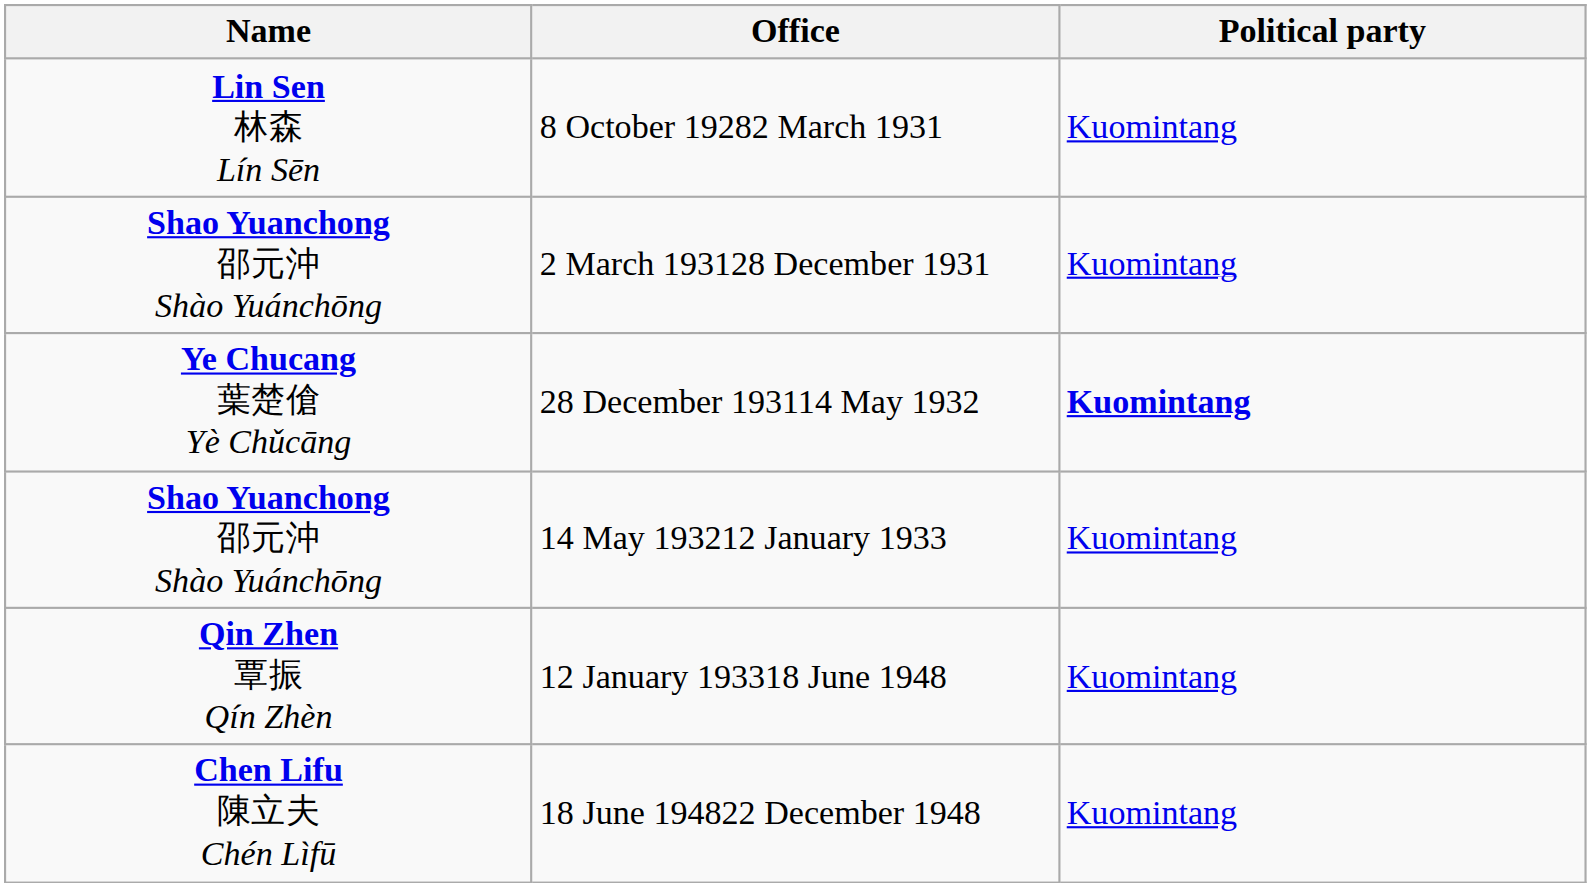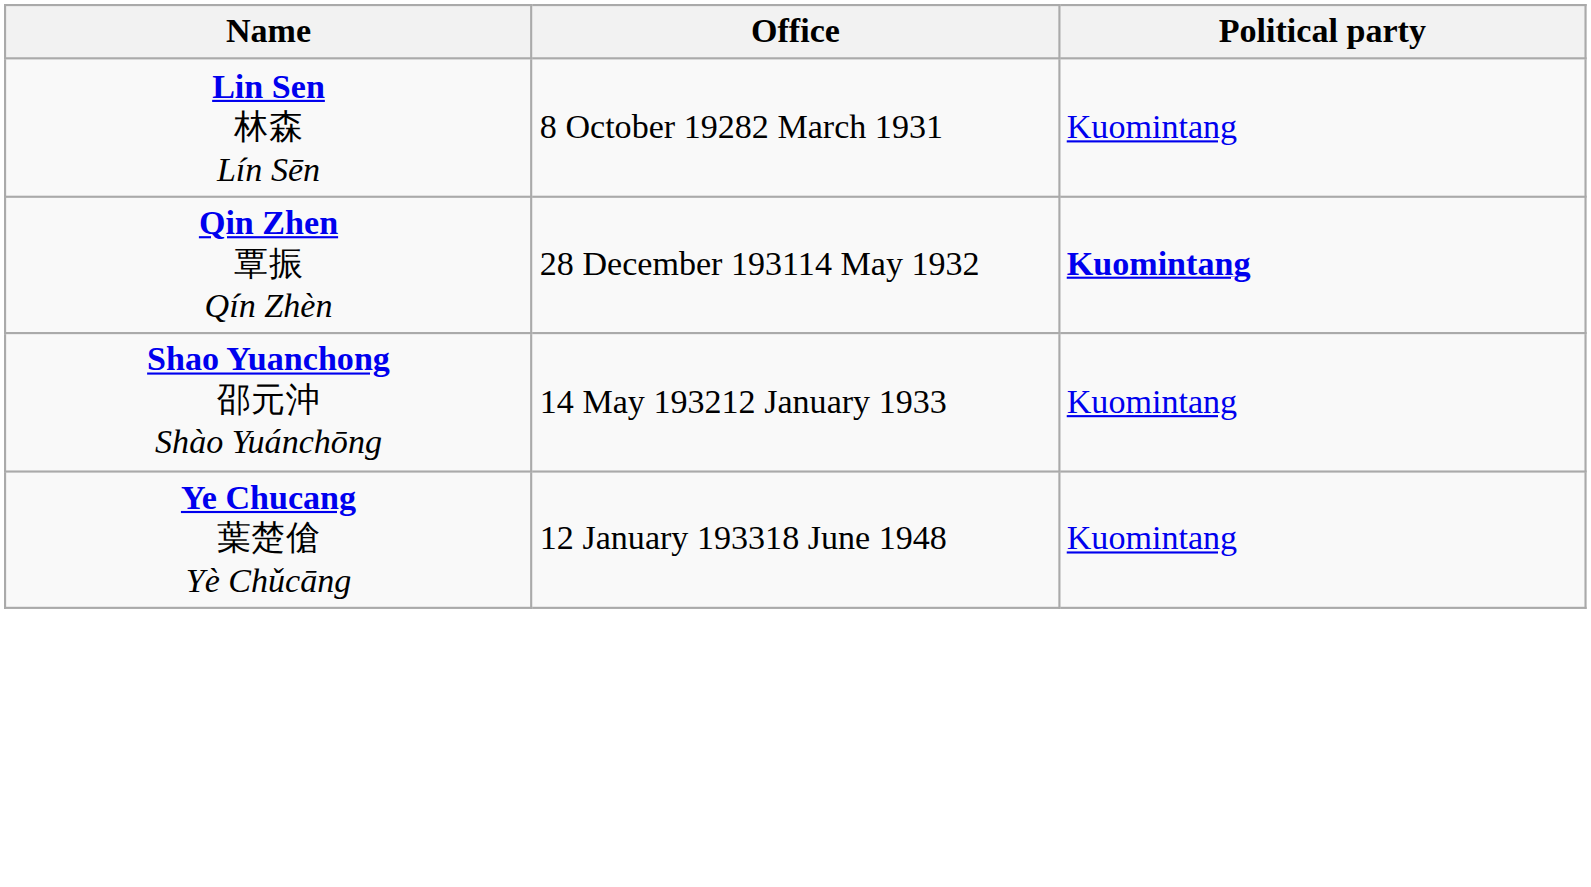- row: (765, 264)
(269, 401) Ye Chucang 葉楚傖 Yè Chǔcāng -> (269, 264) Qin Zhen 覃振 Qín Zhèn
(269, 675) Qin Zhen 覃振 Qín Zhèn -> (269, 538) Ye Chucang 葉楚傖 Yè Chǔcāng
- row: (760, 812)
